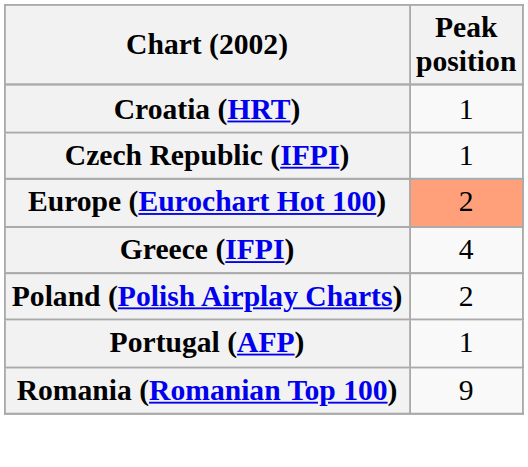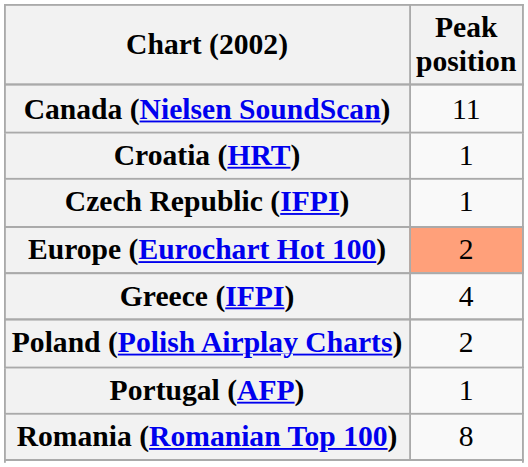+ row: (207, 108)
(466, 389) 9 -> (466, 436) 8
